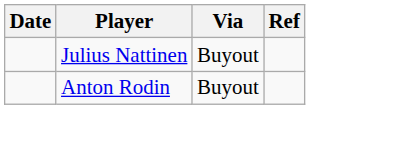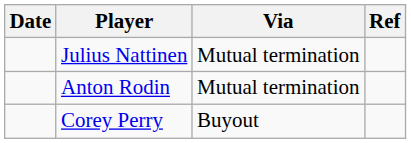(228, 54) Buyout -> (278, 54) Mutual termination
(228, 87) Buyout -> (278, 87) Mutual termination
+ row: (112, 120)
